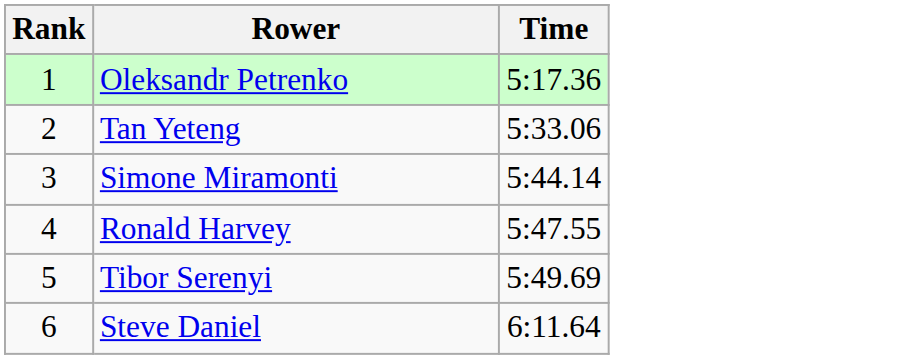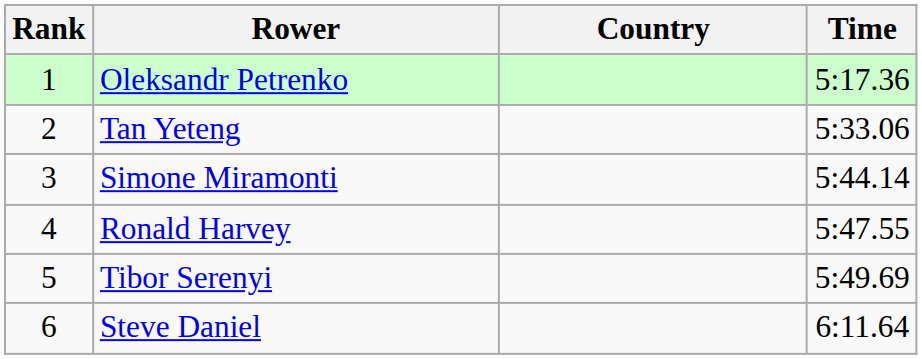+ column: (653, 29)
